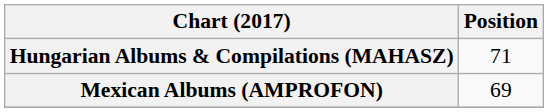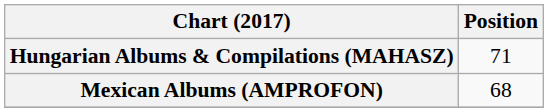(501, 90) 69 -> (501, 90) 68
